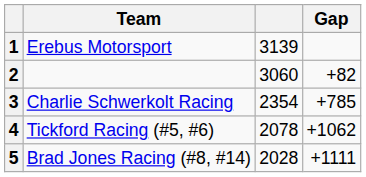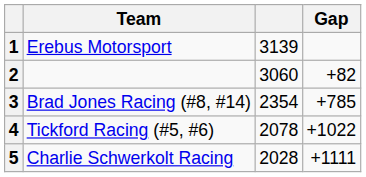(130, 102) Charlie Schwerkolt Racing -> (139, 102) Brad Jones Racing (#8, #14)
(331, 130) +1062 -> (331, 130) +1022
(139, 158) Brad Jones Racing (#8, #14) -> (130, 158) Charlie Schwerkolt Racing
